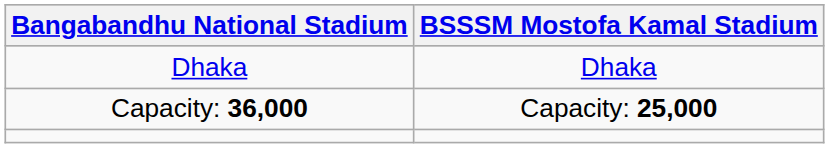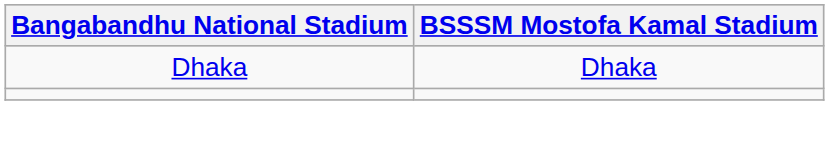- row: (209, 108)
